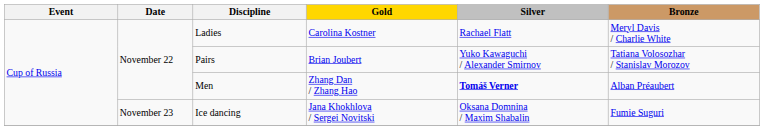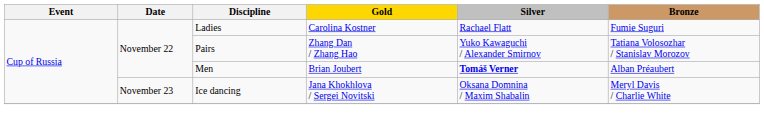(641, 33) Meryl Davis / Charlie White -> (637, 27) Fumie Suguri
(335, 59) Brian Joubert -> (333, 48) Zhang Dan / Zhang Hao
(333, 86) Zhang Dan / Zhang Hao -> (335, 69) Brian Joubert
(637, 112) Fumie Suguri -> (641, 90) Meryl Davis / Charlie White
